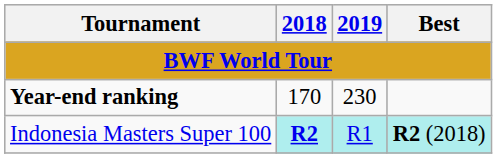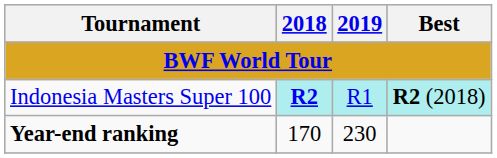rows swapped: (141, 134) <-> (94, 97)
